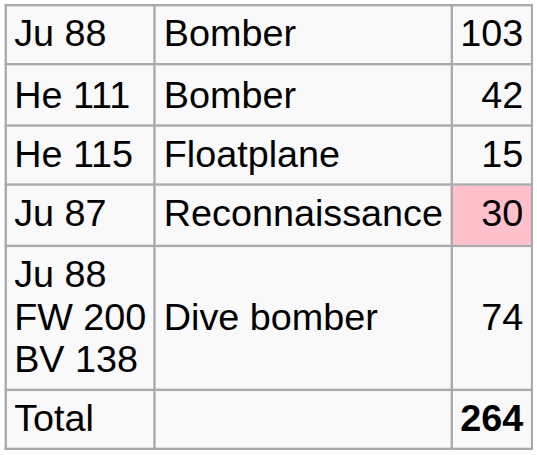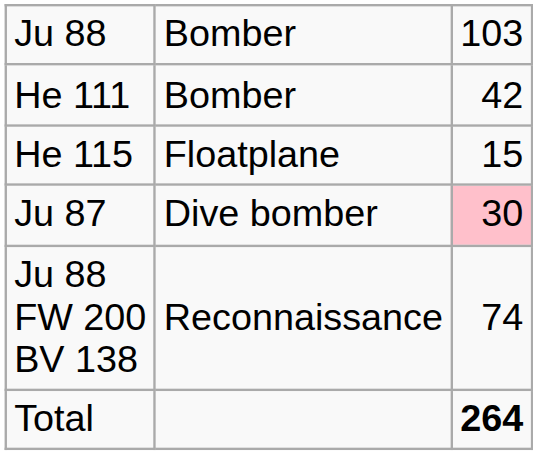(303, 214) Reconnaissance -> (271, 214) Dive bomber
(271, 316) Dive bomber -> (303, 316) Reconnaissance
